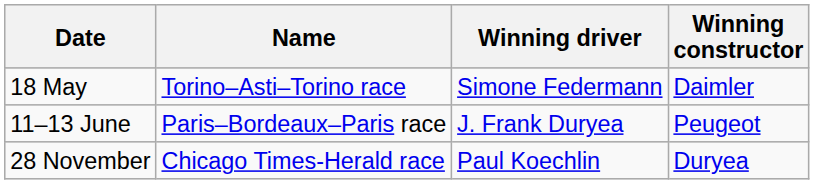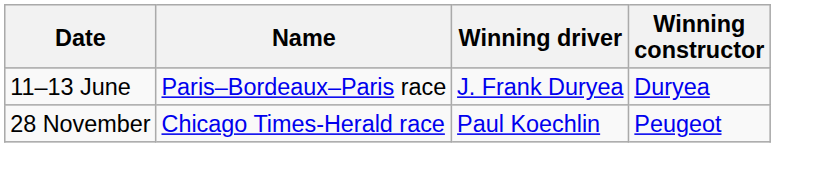- row: (49, 87)
(717, 124) Peugeot -> (672, 87) Duryea
(711, 161) Duryea -> (678, 124) Peugeot
